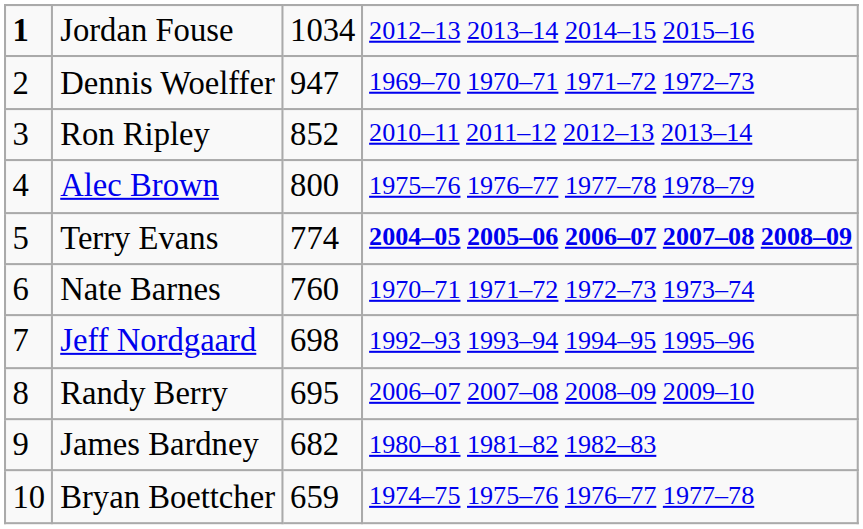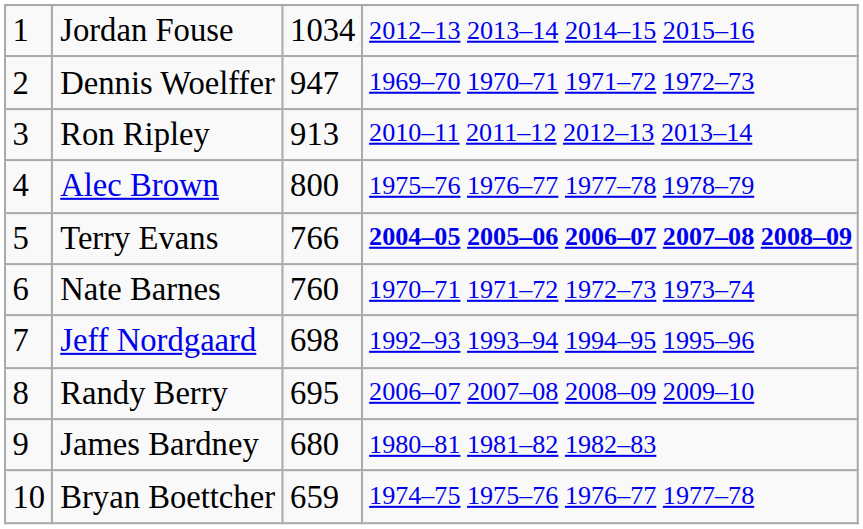(21, 30) bold -> (21, 30) normal
(315, 133) 852 -> (315, 133) 913
(315, 237) 774 -> (315, 237) 766
(315, 444) 682 -> (315, 444) 680
